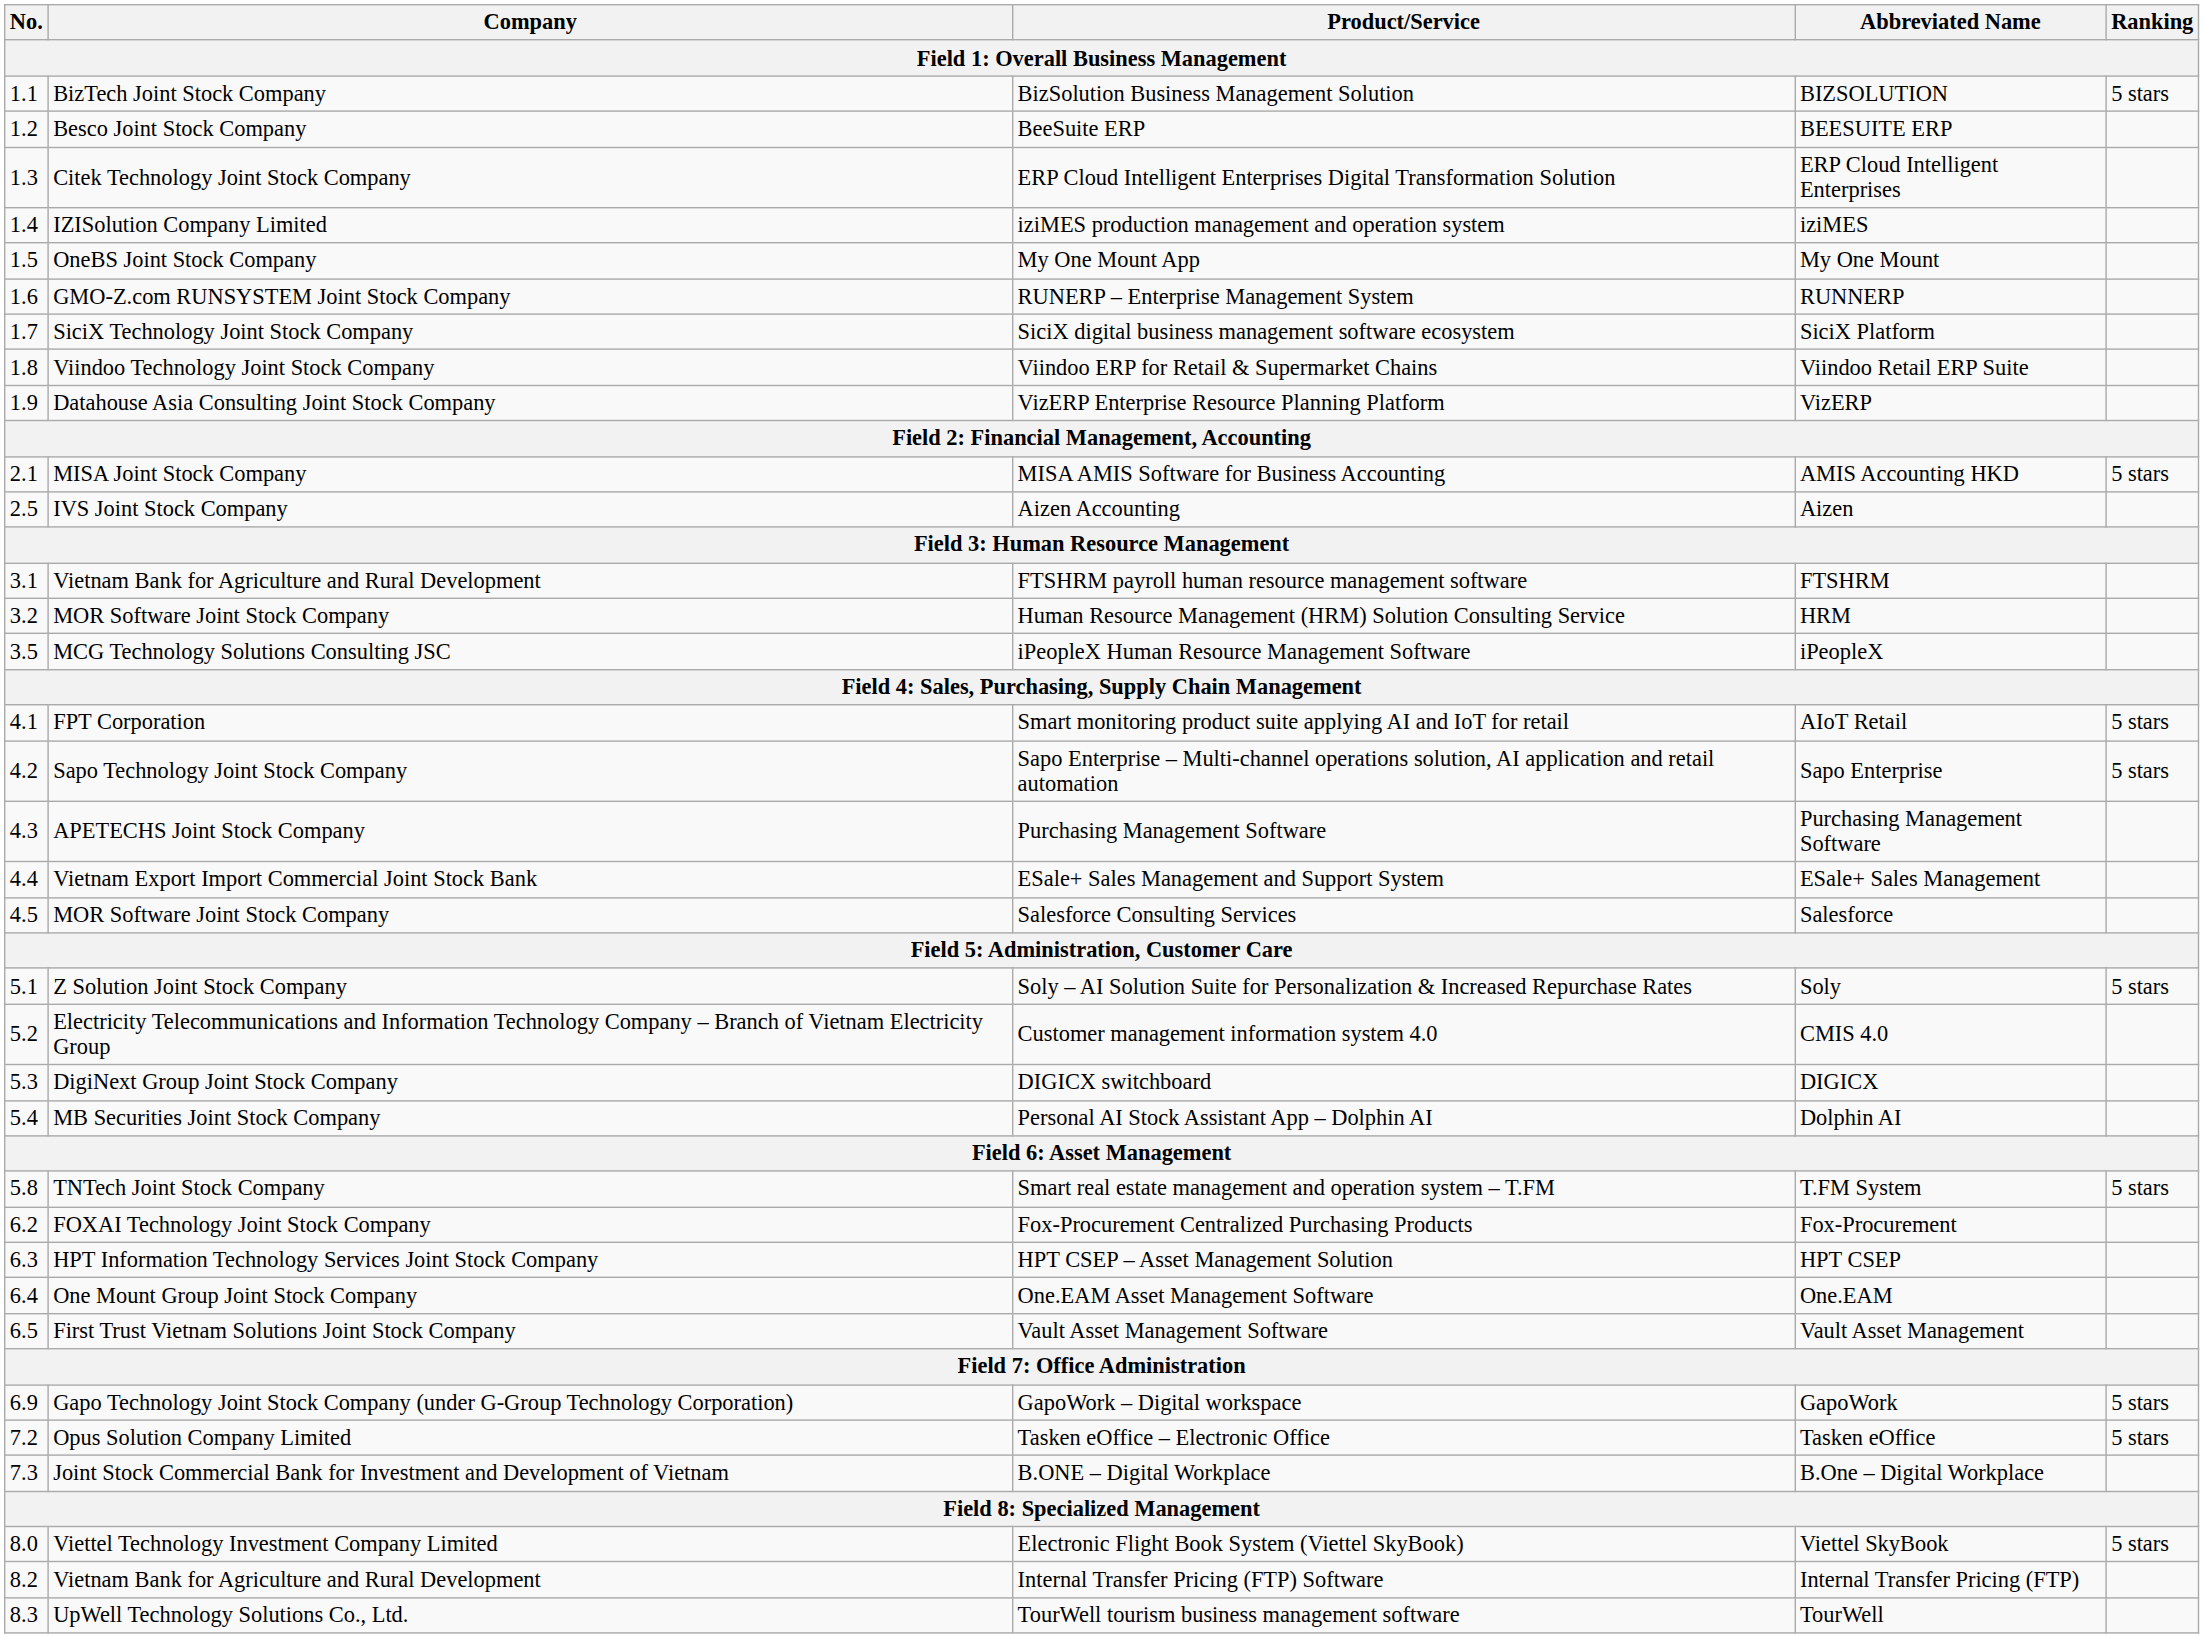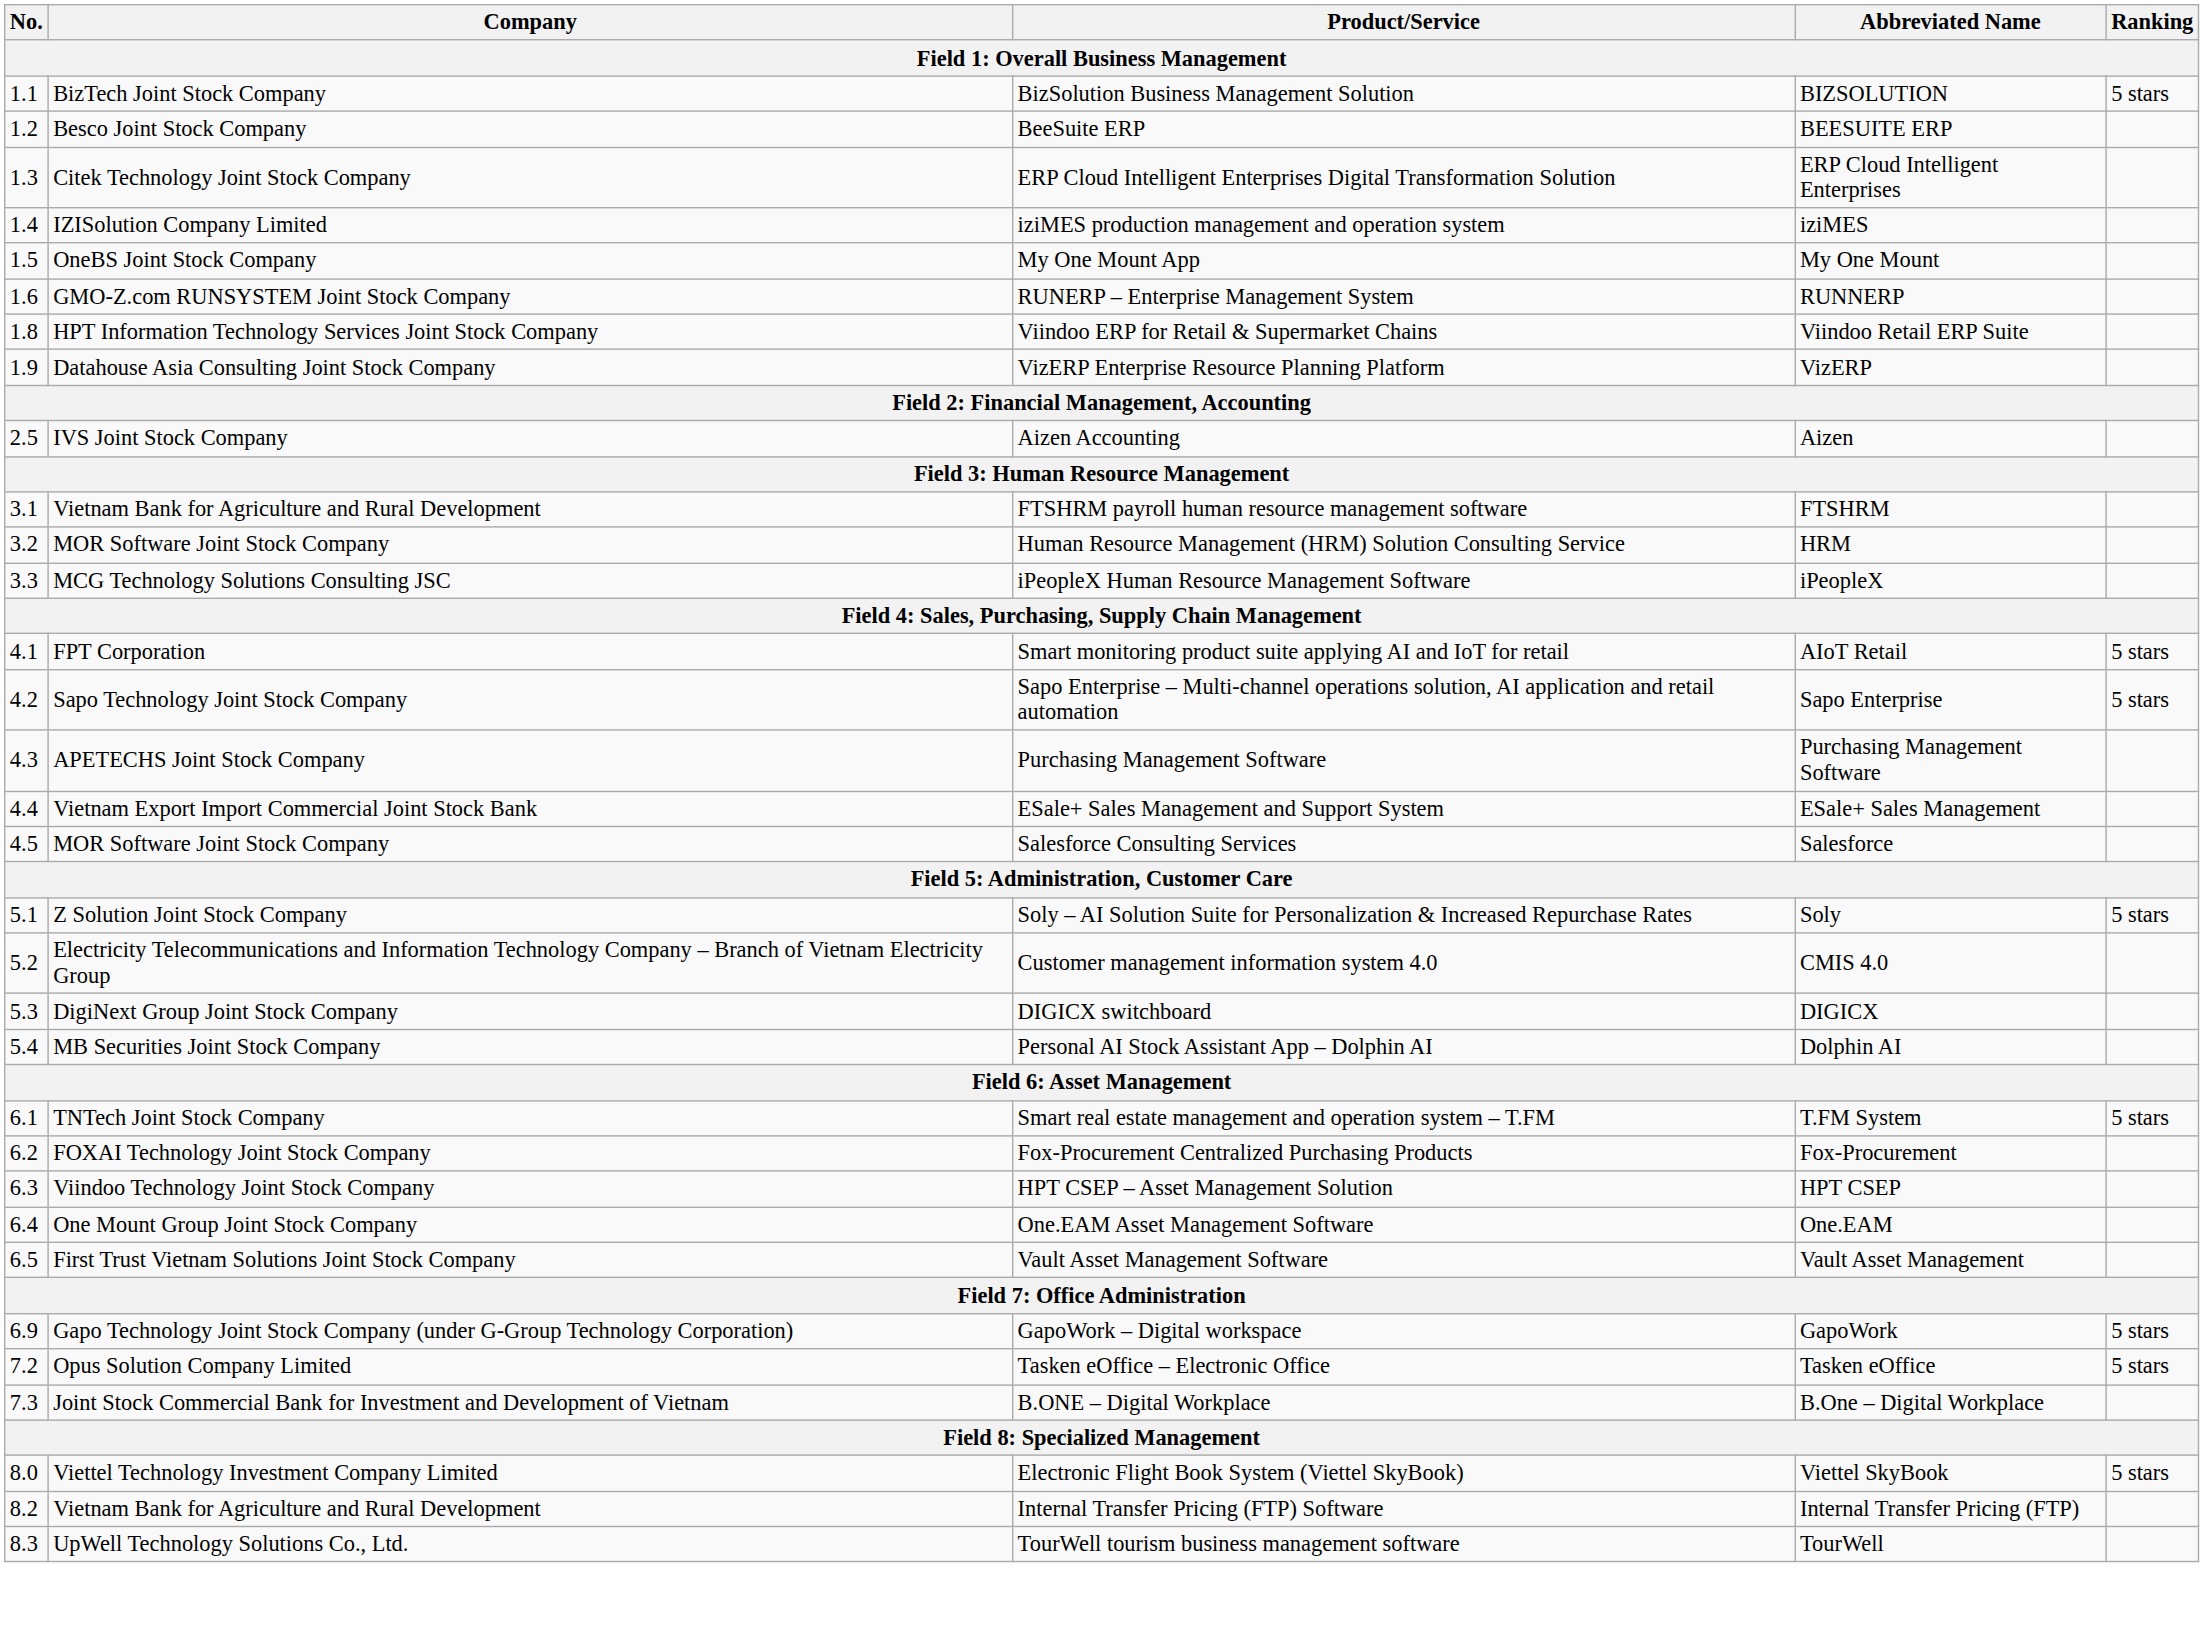- row: (1266, 331)
(244, 367) Viindoo Technology Joint Stock Company -> (326, 331) HPT Information Technology Services Joint Stock Company
- row: (1231, 473)
(24, 651) 3.5 -> (24, 580) 3.3
(24, 1188) 5.8 -> (24, 1117) 6.1
(326, 1259) HPT Information Technology Services Joint Stock Company -> (244, 1188) Viindoo Technology Joint Stock Company
